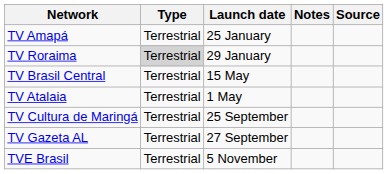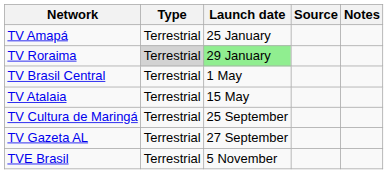columns swapped: (312, 14) <-> (358, 14)
(239, 55) no background -> (239, 55) lightgreen background
(228, 76) 15 May -> (224, 76) 1 May
(224, 96) 1 May -> (228, 96) 15 May
